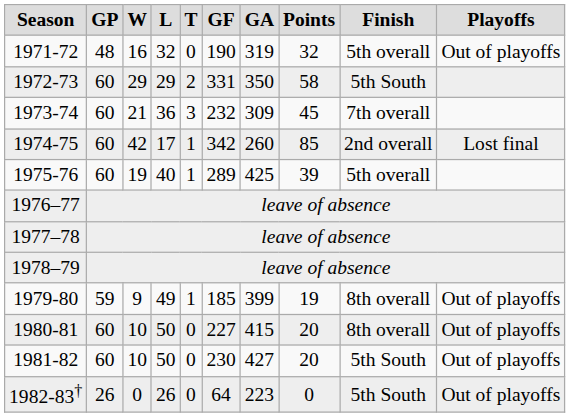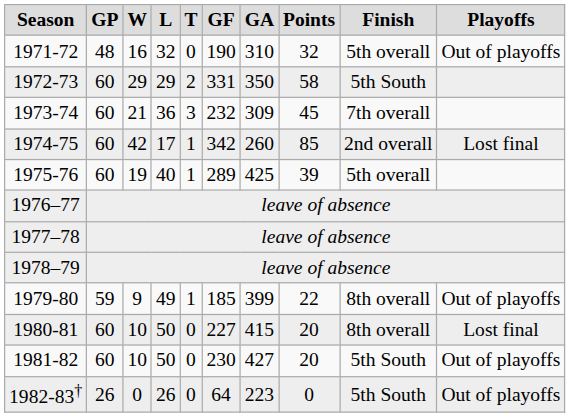(259, 50) 319 -> (259, 50) 310
(309, 298) 19 -> (309, 298) 22
(501, 329) Out of playoffs -> (501, 329) Lost final
